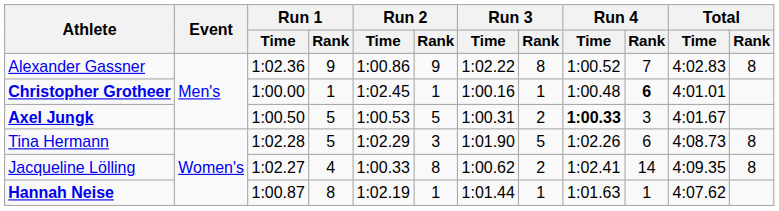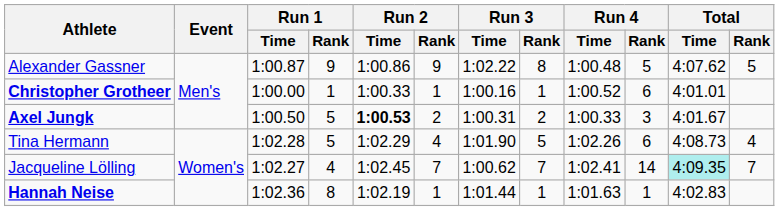(278, 67) 1:02.36 -> (278, 67) 1:00.87
(594, 67) 1:00.52 -> (594, 67) 1:00.48
(647, 67) 7 -> (647, 67) 5
(699, 67) 4:02.83 -> (699, 67) 4:07.62
(752, 67) 8 -> (752, 67) 5
(383, 92) 1:02.45 -> (384, 92) 1:00.33
(594, 92) 1:00.48 -> (594, 92) 1:00.52
(647, 92) bold -> (647, 92) normal
(383, 117) normal -> (384, 117) bold
(436, 117) 5 -> (437, 117) 2
(594, 117) bold -> (594, 117) normal
(436, 142) 3 -> (437, 142) 4
(752, 142) 8 -> (752, 142) 4
(383, 168) 1:00.33 -> (384, 168) 1:02.45
(436, 168) 8 -> (437, 168) 7
(541, 168) 2 -> (542, 168) 7
(699, 168) no background -> (699, 168) paleturquoise background
(752, 168) 8 -> (752, 168) 7
(278, 193) 1:00.87 -> (278, 193) 1:02.36
(699, 193) 4:07.62 -> (699, 193) 4:02.83
